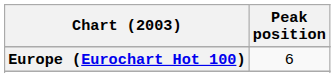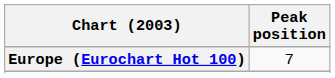(289, 59) 6 -> (289, 59) 7
